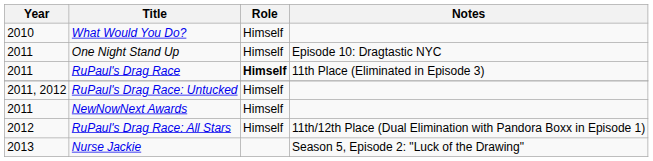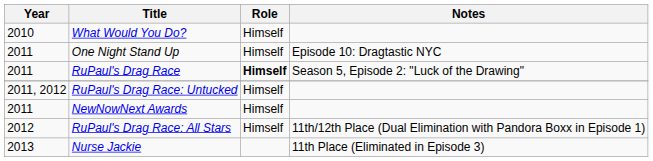(388, 71) 11th Place (Eliminated in Episode 3) -> (408, 71) Season 5, Episode 2: "Luck of the Drawing"
(408, 147) Season 5, Episode 2: "Luck of the Drawing" -> (388, 147) 11th Place (Eliminated in Episode 3)
